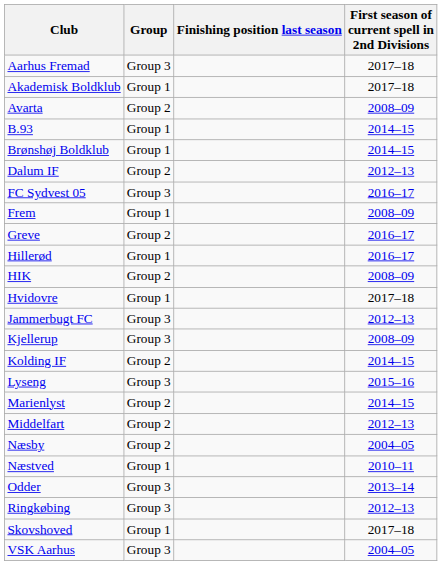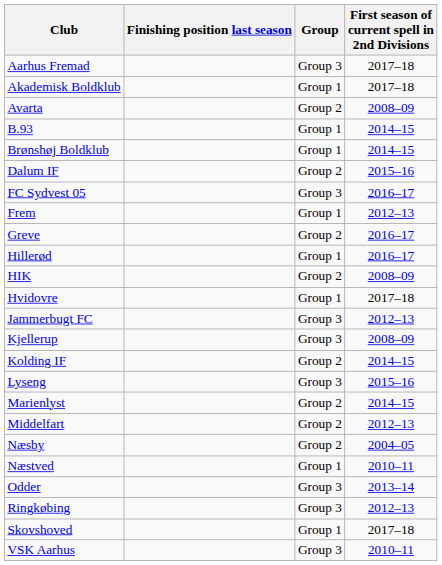columns swapped: (149, 29) <-> (259, 29)
(391, 171) 2012–13 -> (391, 171) 2015–16
(391, 213) 2008–09 -> (391, 213) 2012–13
(391, 550) 2004–05 -> (391, 550) 2010–11
